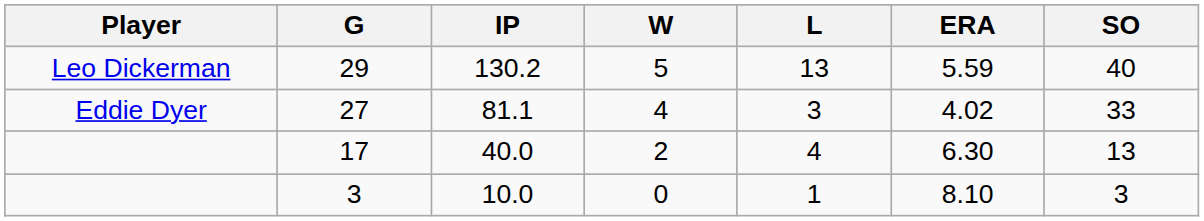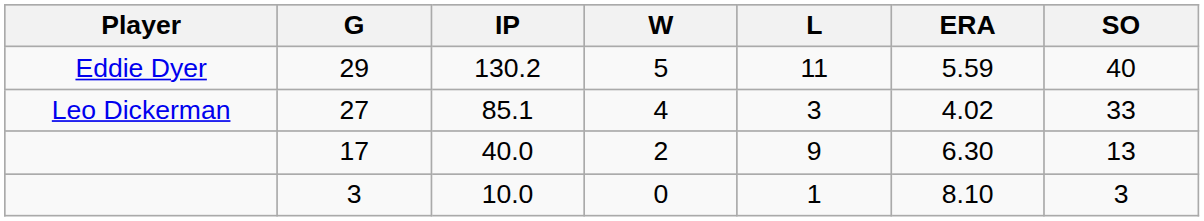(141, 67) Leo Dickerman -> (141, 67) Eddie Dyer
(814, 67) 13 -> (814, 67) 11
(141, 109) Eddie Dyer -> (141, 109) Leo Dickerman
(508, 109) 81.1 -> (508, 109) 85.1
(814, 151) 4 -> (814, 151) 9
